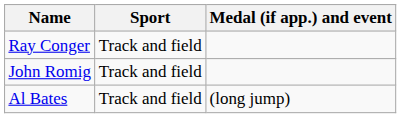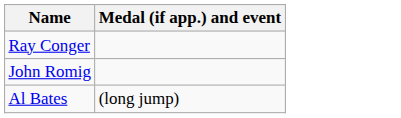- column: (150, 17)
